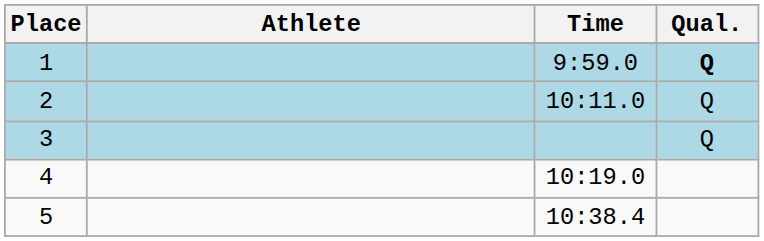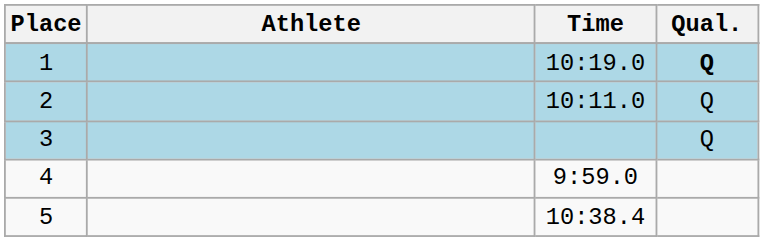(595, 63) 9:59.0 -> (595, 63) 10:19.0
(595, 178) 10:19.0 -> (595, 178) 9:59.0
